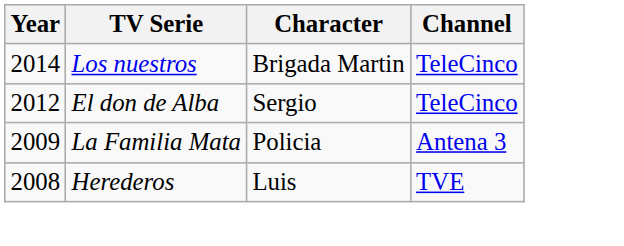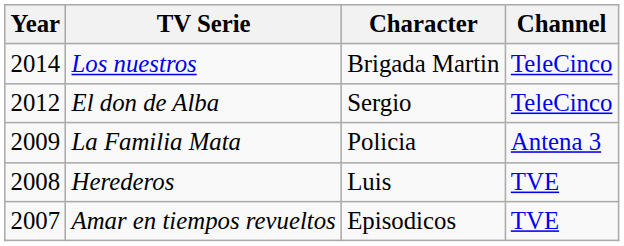+ row: (204, 220)
